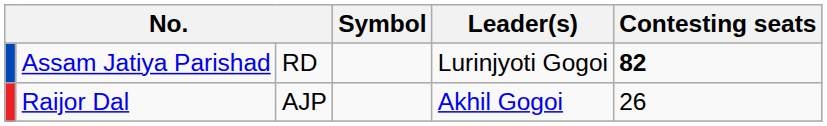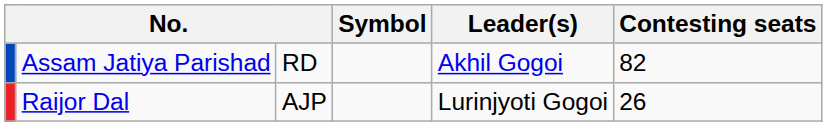(523, 62) Lurinjyoti Gogoi -> (500, 62) Akhil Gogoi
(633, 62) bold -> (633, 62) normal
(500, 101) Akhil Gogoi -> (523, 101) Lurinjyoti Gogoi
